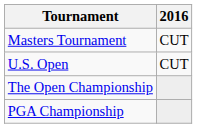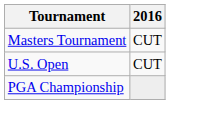- row: (80, 88)
